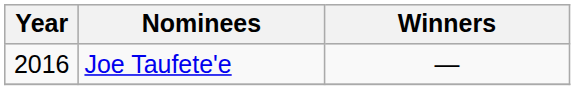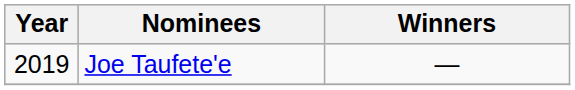(42, 63) 2016 -> (42, 63) 2019
